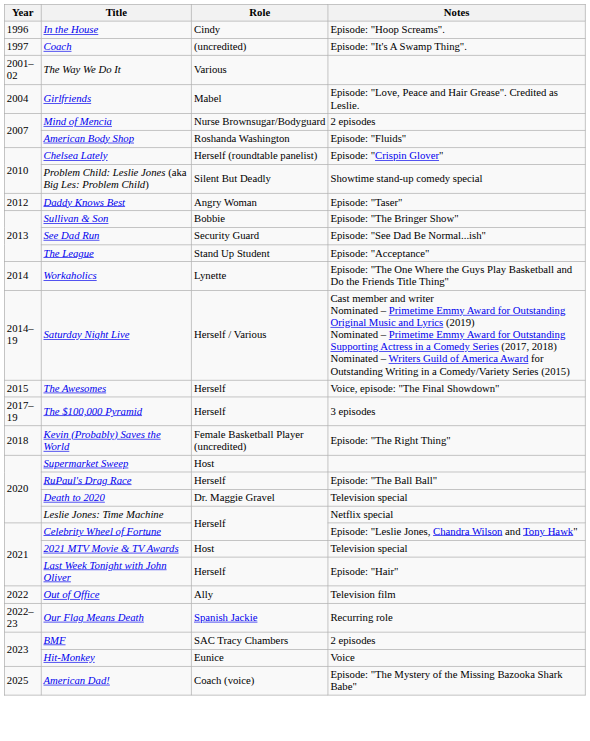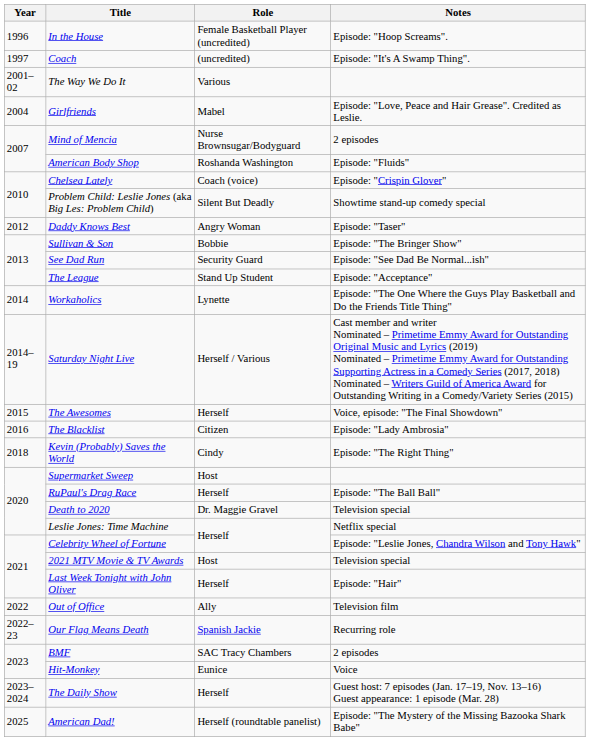(207, 30) Cindy -> (252, 36) Female Basketball Player (uncredited)
(256, 156) Herself (roundtable panelist) -> (228, 180) Coach (voice)
+ row: (76, 429)
- row: (93, 411)
(249, 440) Female Basketball Player (uncredited) -> (210, 452) Cindy
+ row: (83, 692)
(224, 680) Coach (voice) -> (259, 722) Herself (roundtable panelist)
